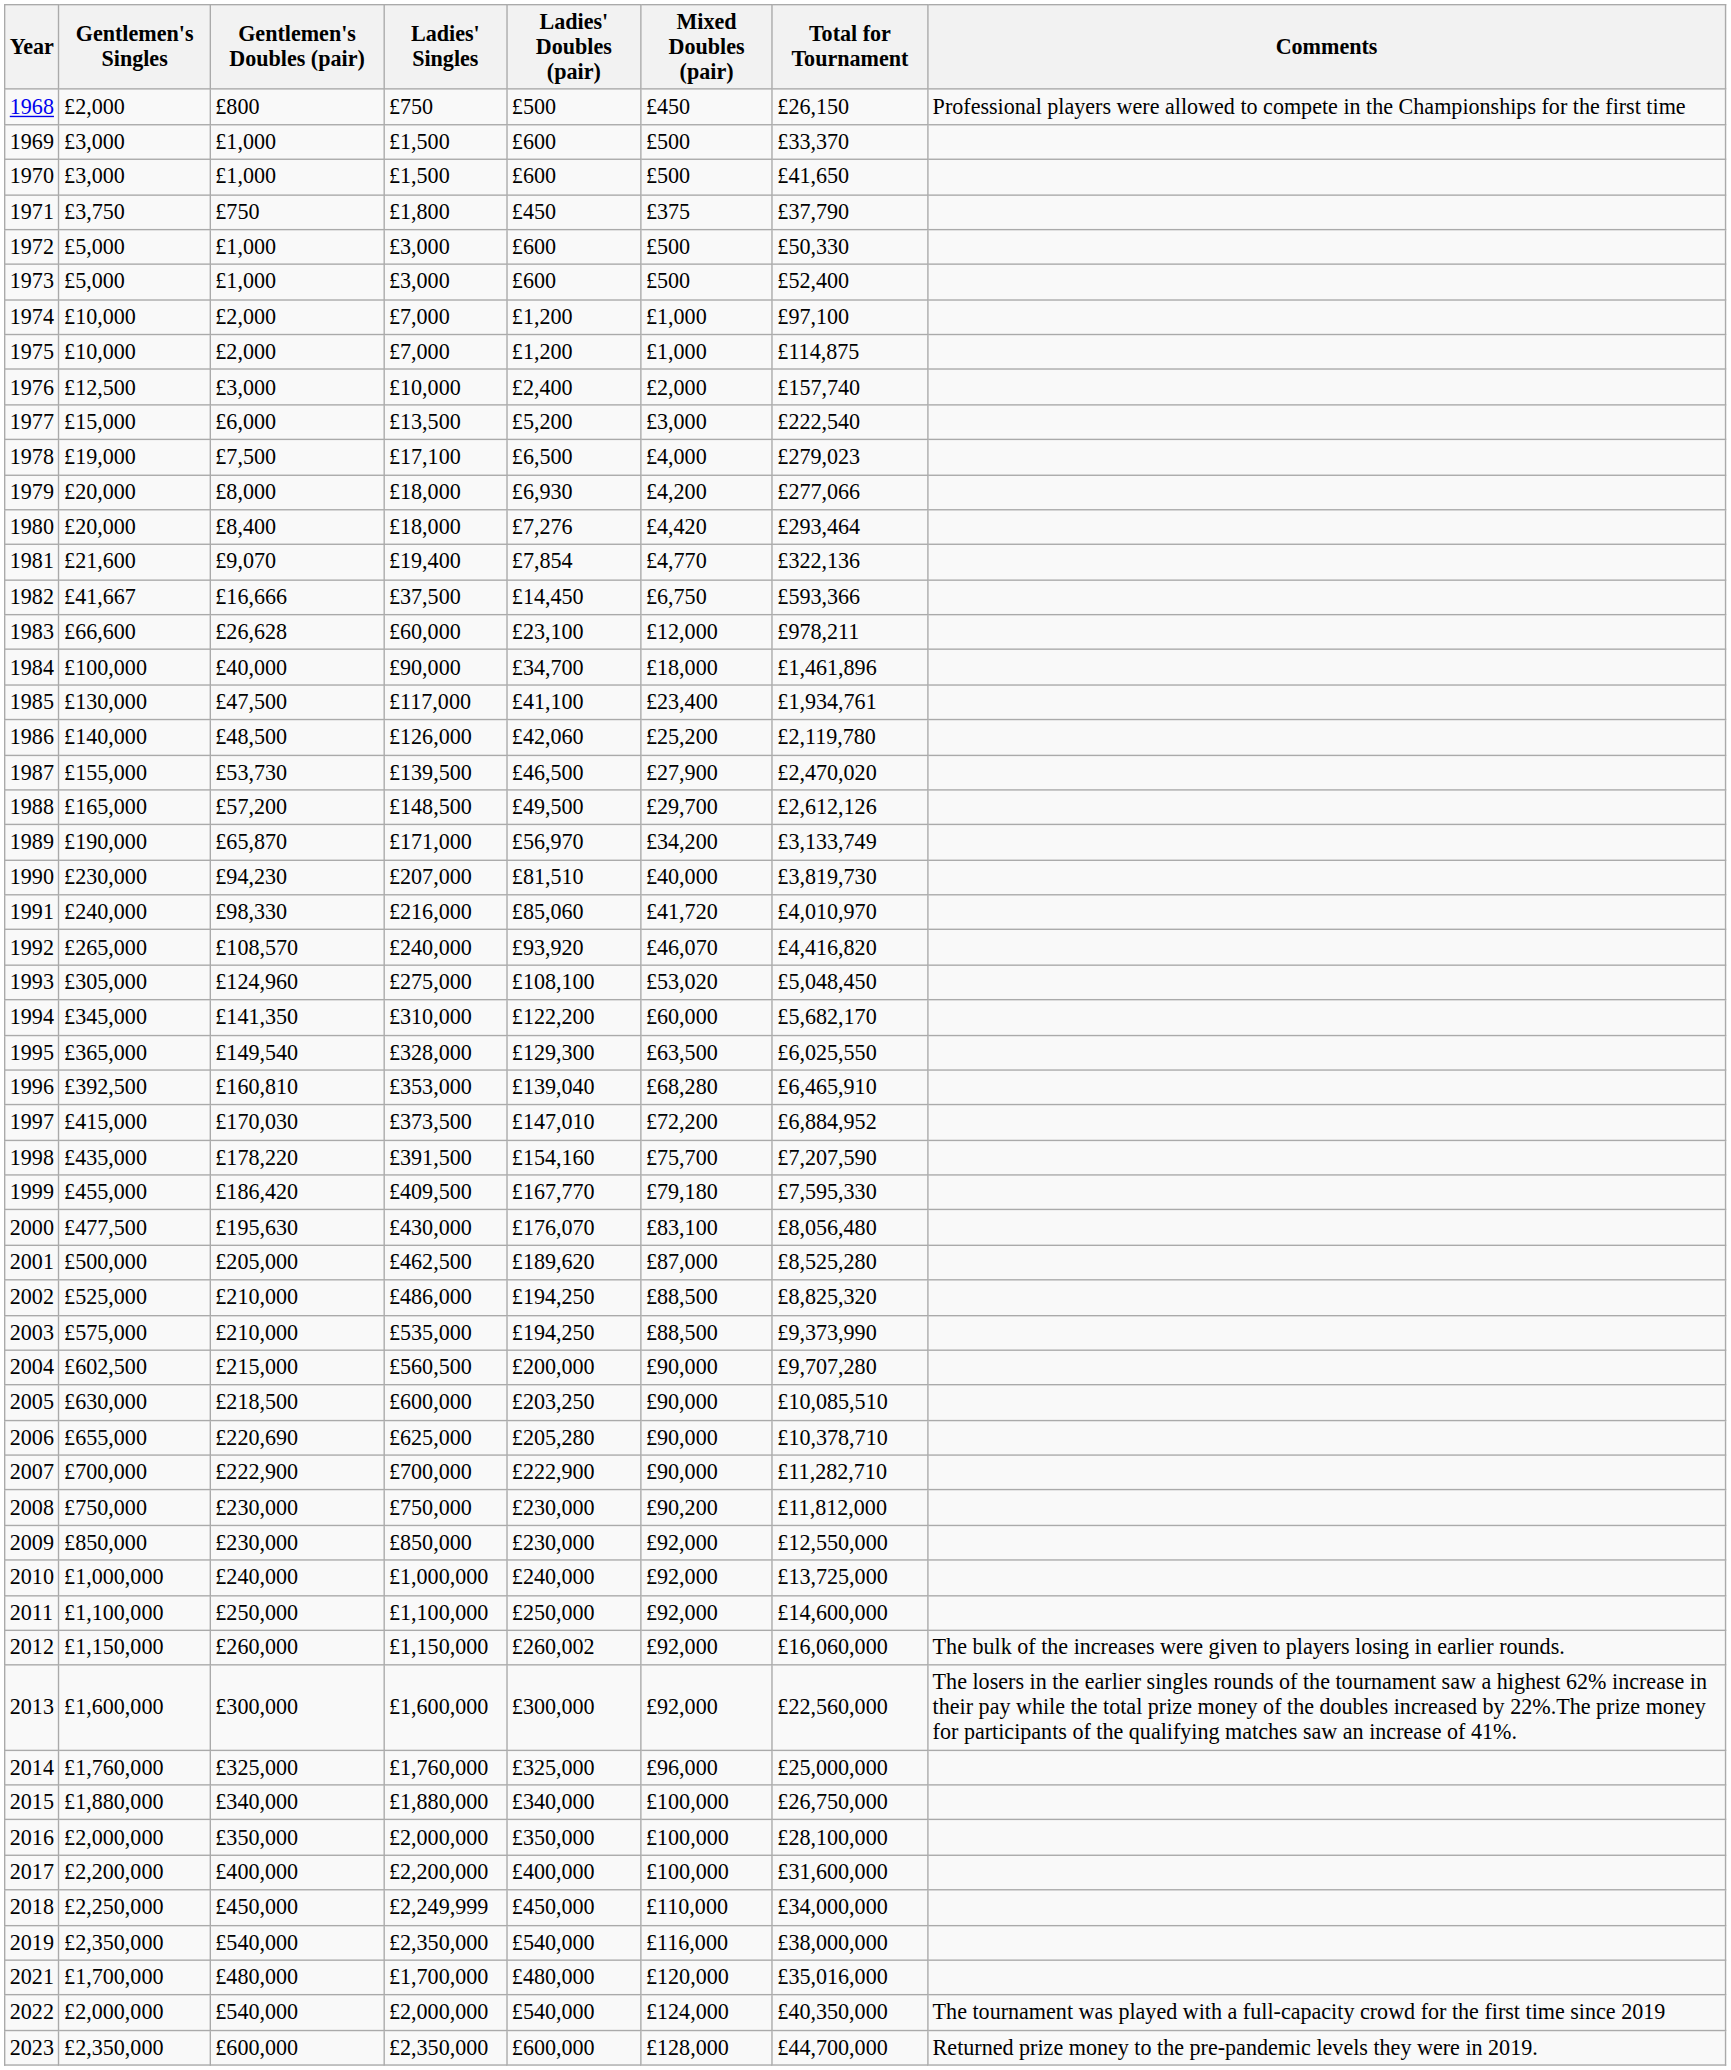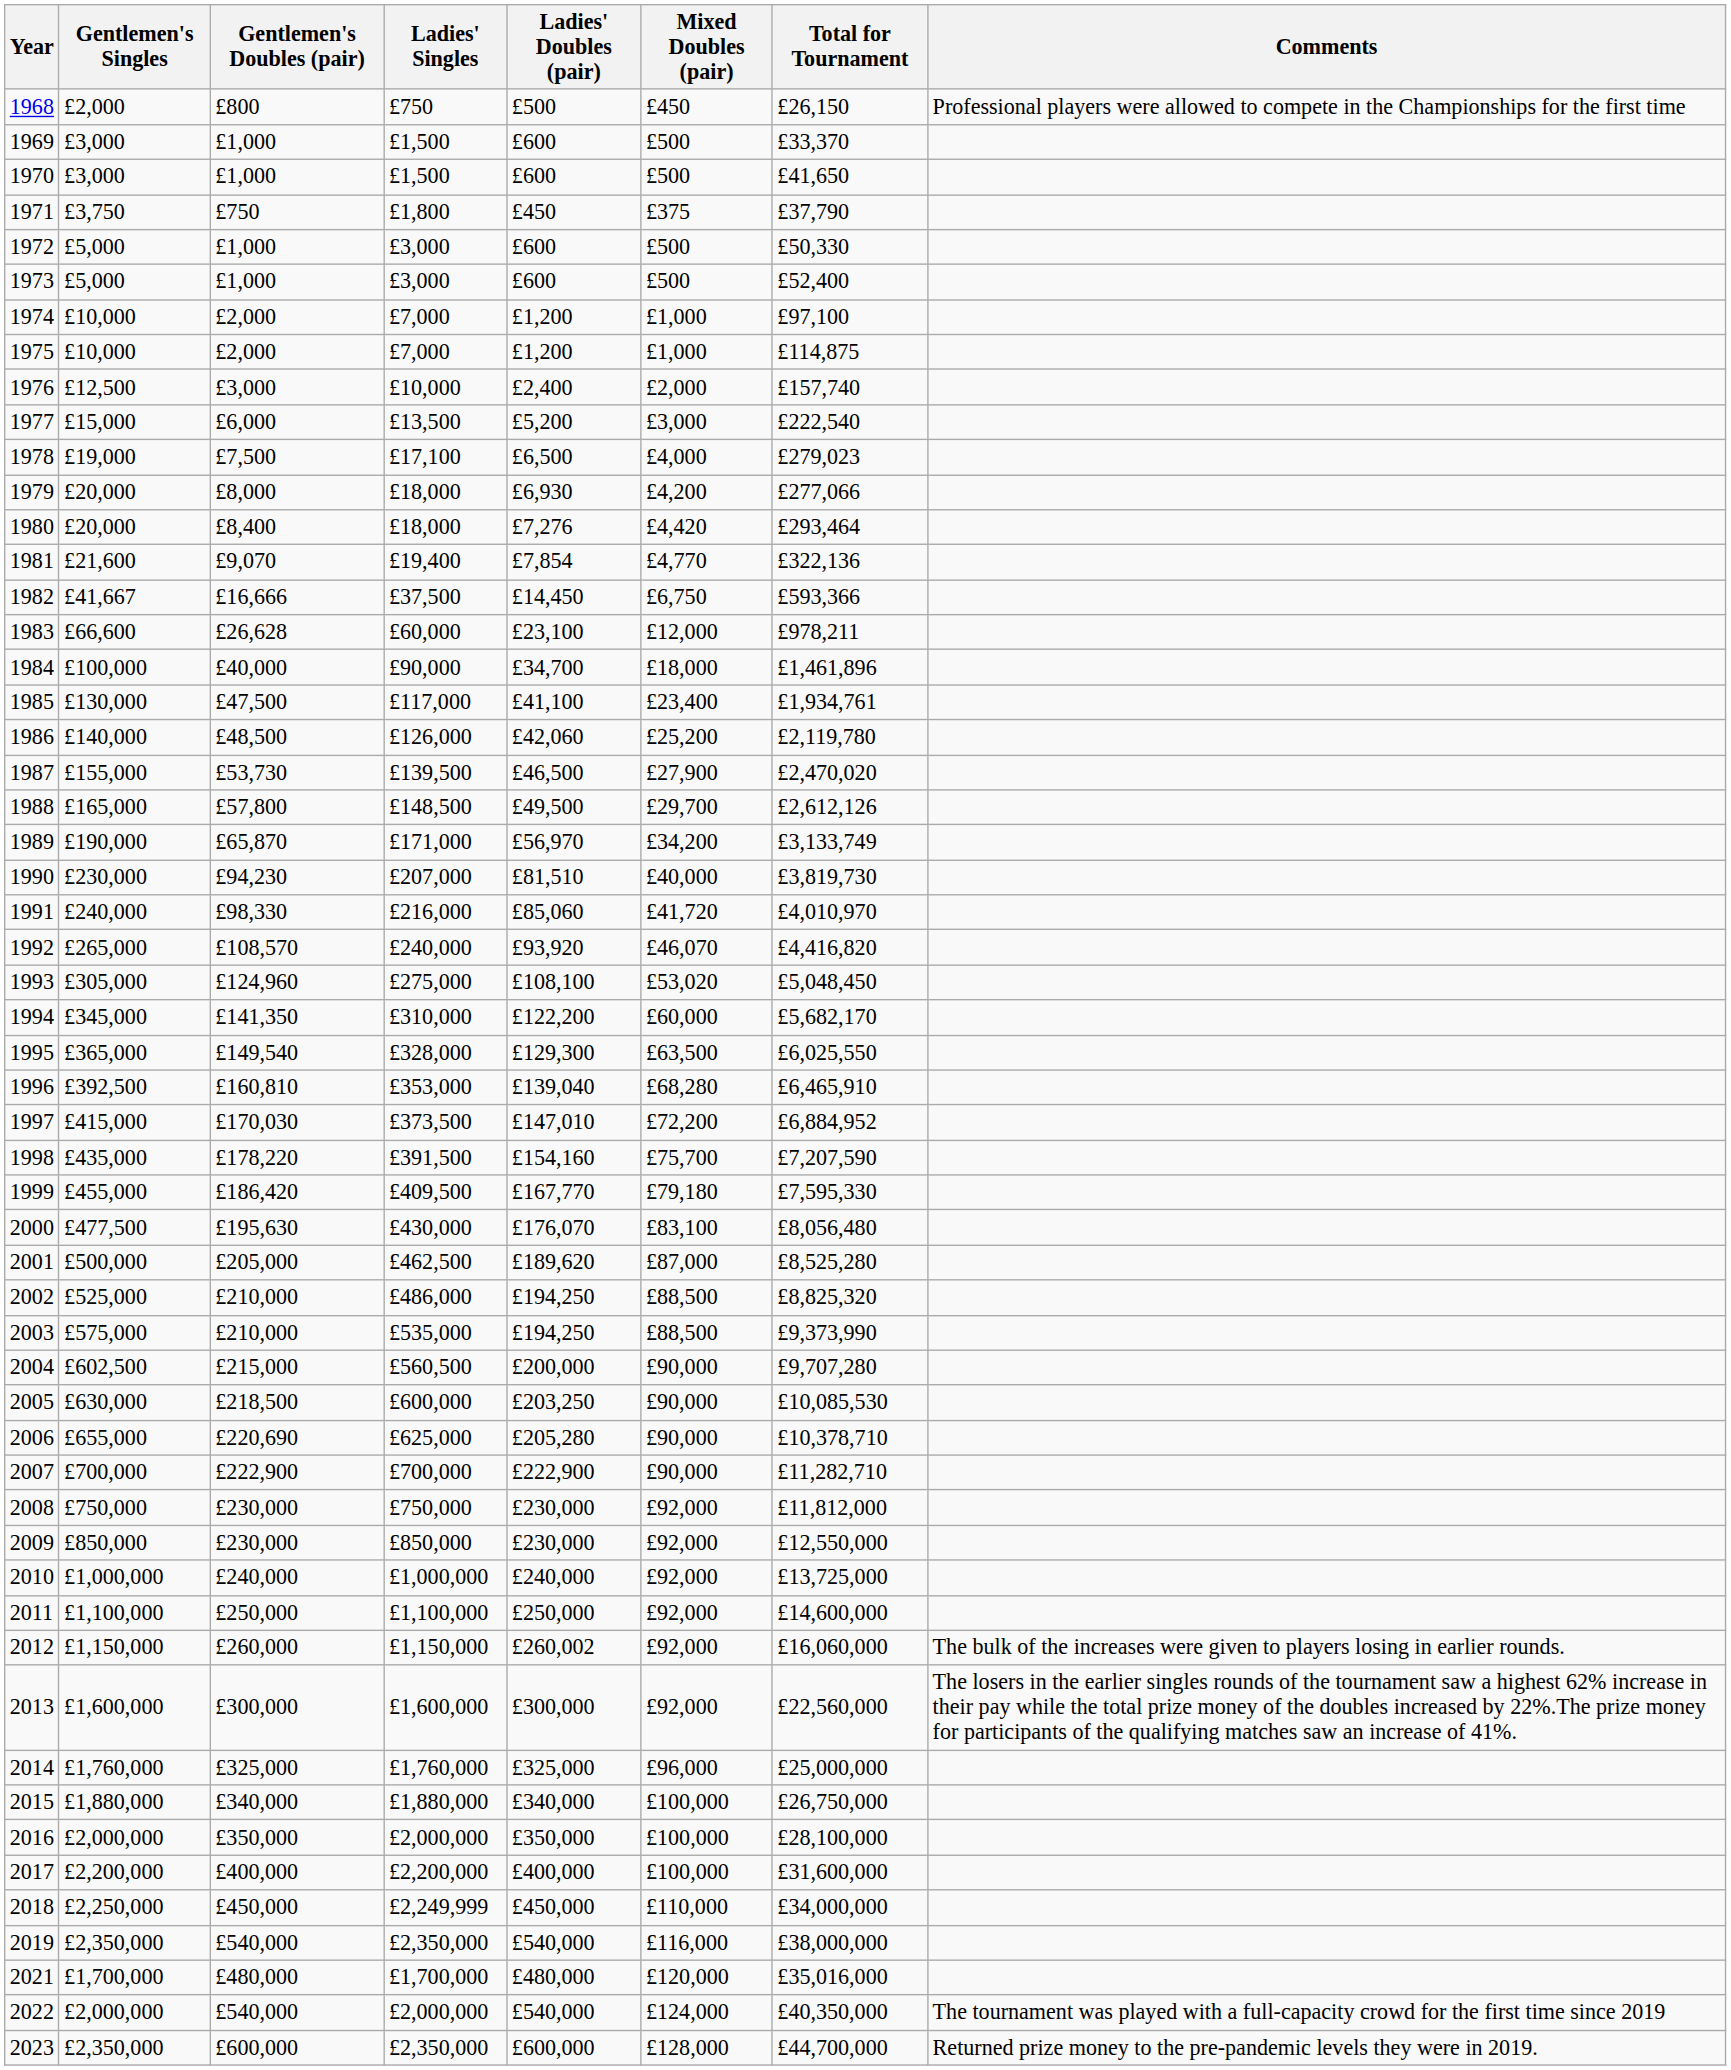(251, 807) £57,200 -> (251, 807) £57,800
(833, 1402) £10,085,510 -> (833, 1402) £10,085,530
(682, 1507) £90,200 -> (682, 1507) £92,000
